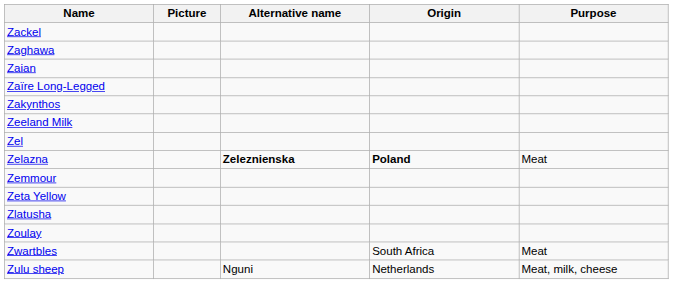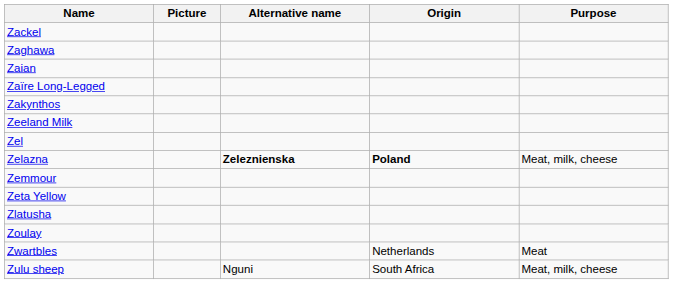(534, 159) Meat -> (569, 159) Meat, milk, cheese
(403, 251) South Africa -> (403, 251) Netherlands
(403, 269) Netherlands -> (403, 269) South Africa
